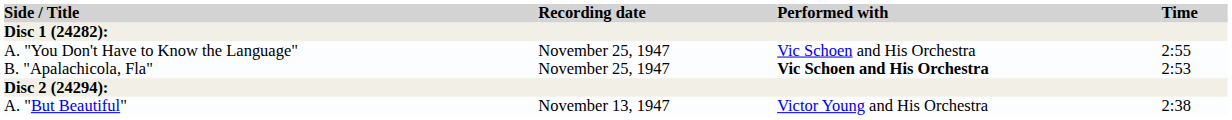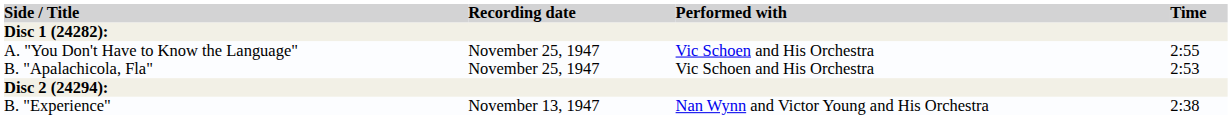(883, 68) bold -> (775, 68) normal
- row: (65, 105)
+ row: (57, 105)
